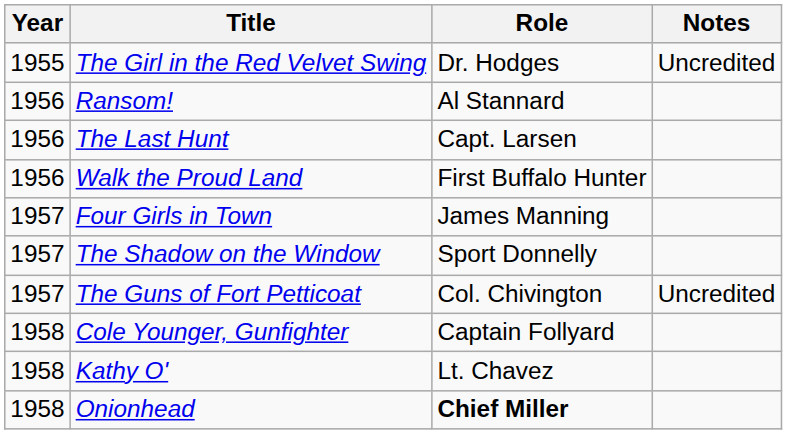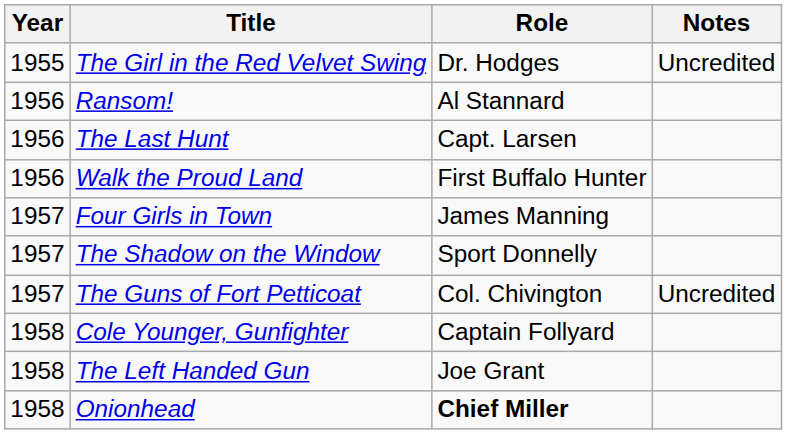+ row: (193, 370)
- row: (122, 370)
